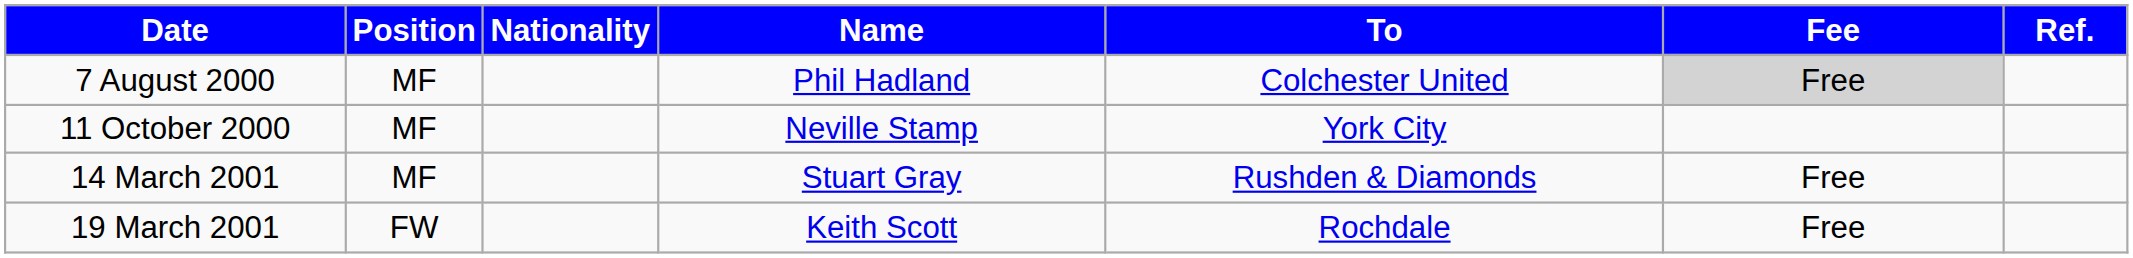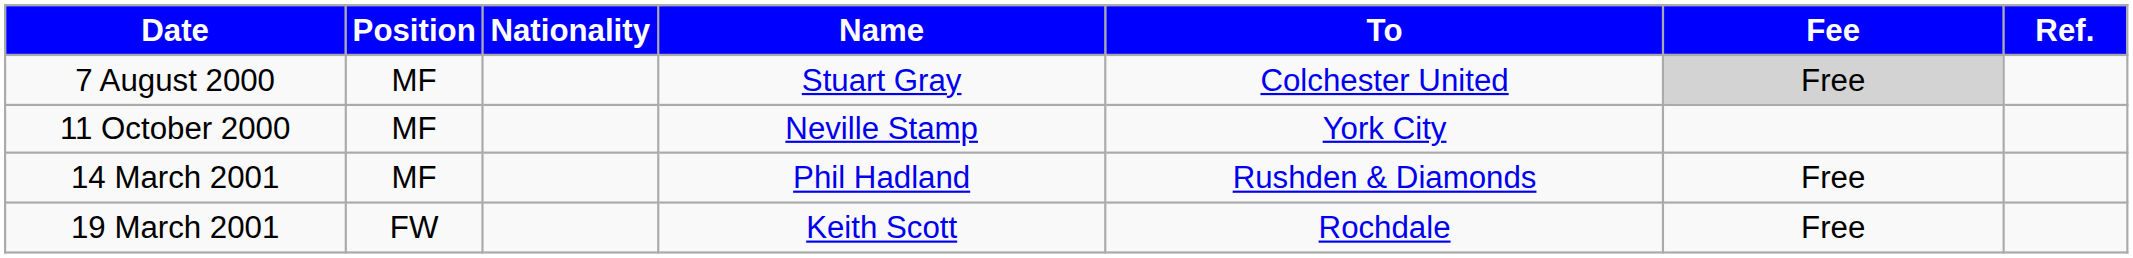(882, 80) Phil Hadland -> (882, 80) Stuart Gray
(882, 178) Stuart Gray -> (882, 178) Phil Hadland
